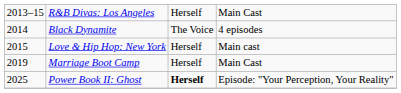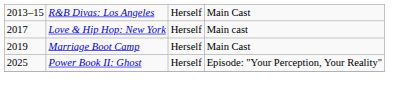- row: (82, 29)
(17, 46) 2015 -> (17, 29) 2017
(187, 79) bold -> (186, 63) normal
